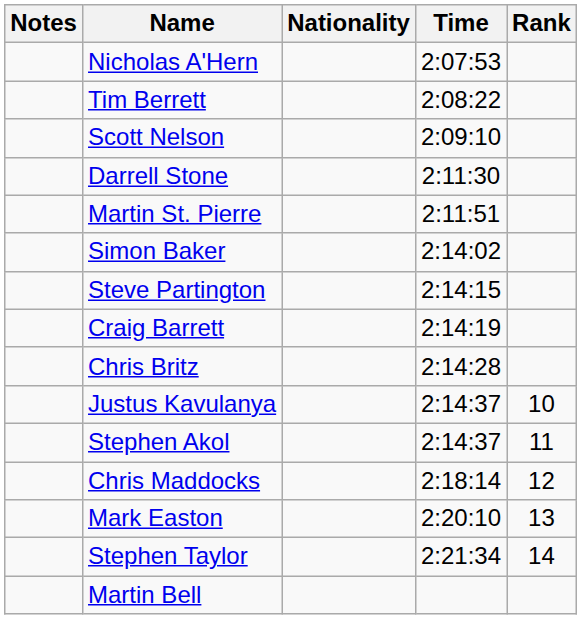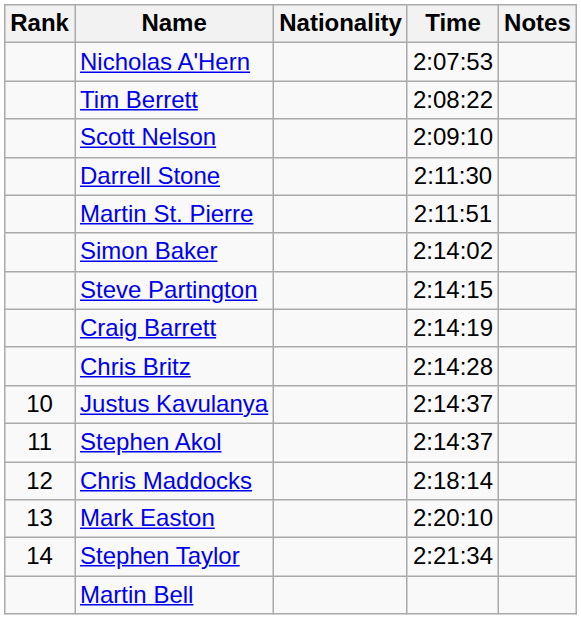columns swapped: (541, 23) <-> (44, 23)
